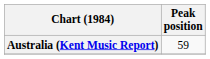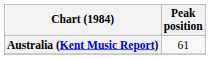(183, 44) 59 -> (183, 44) 61
